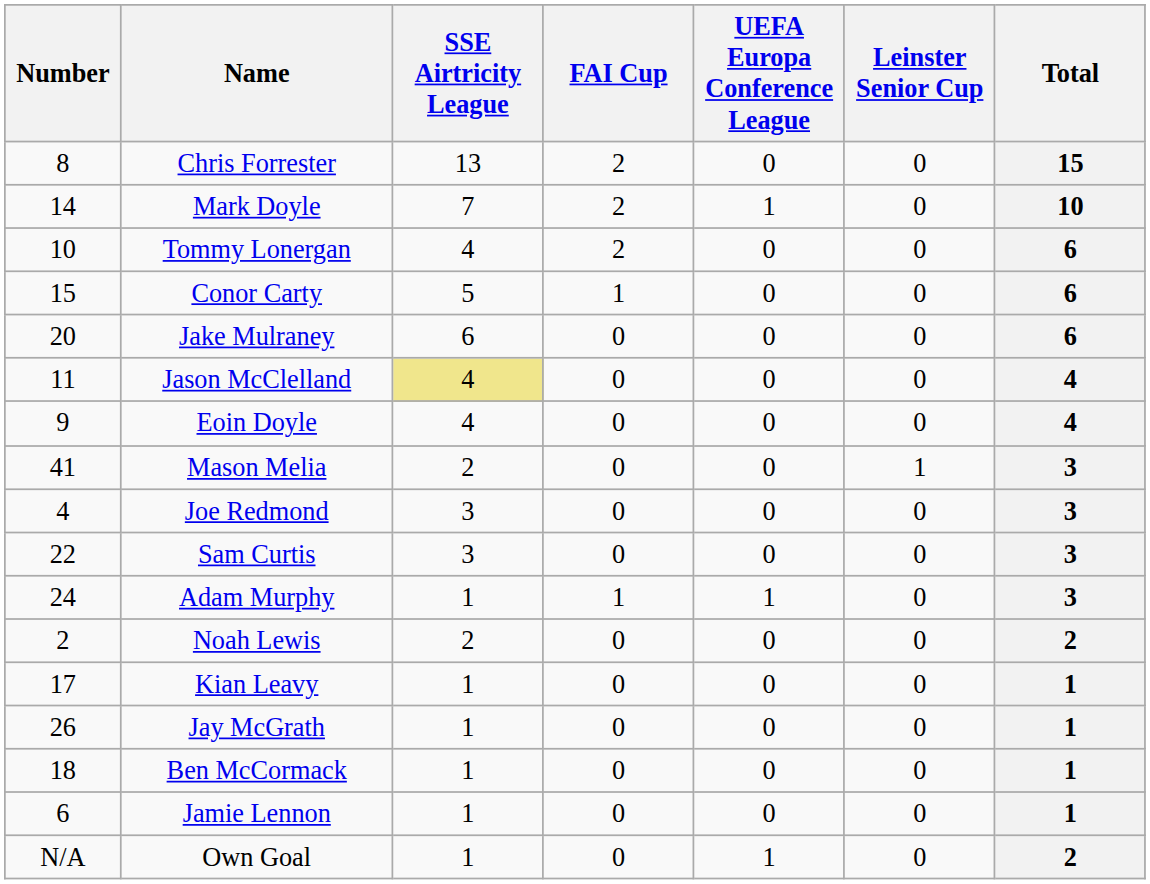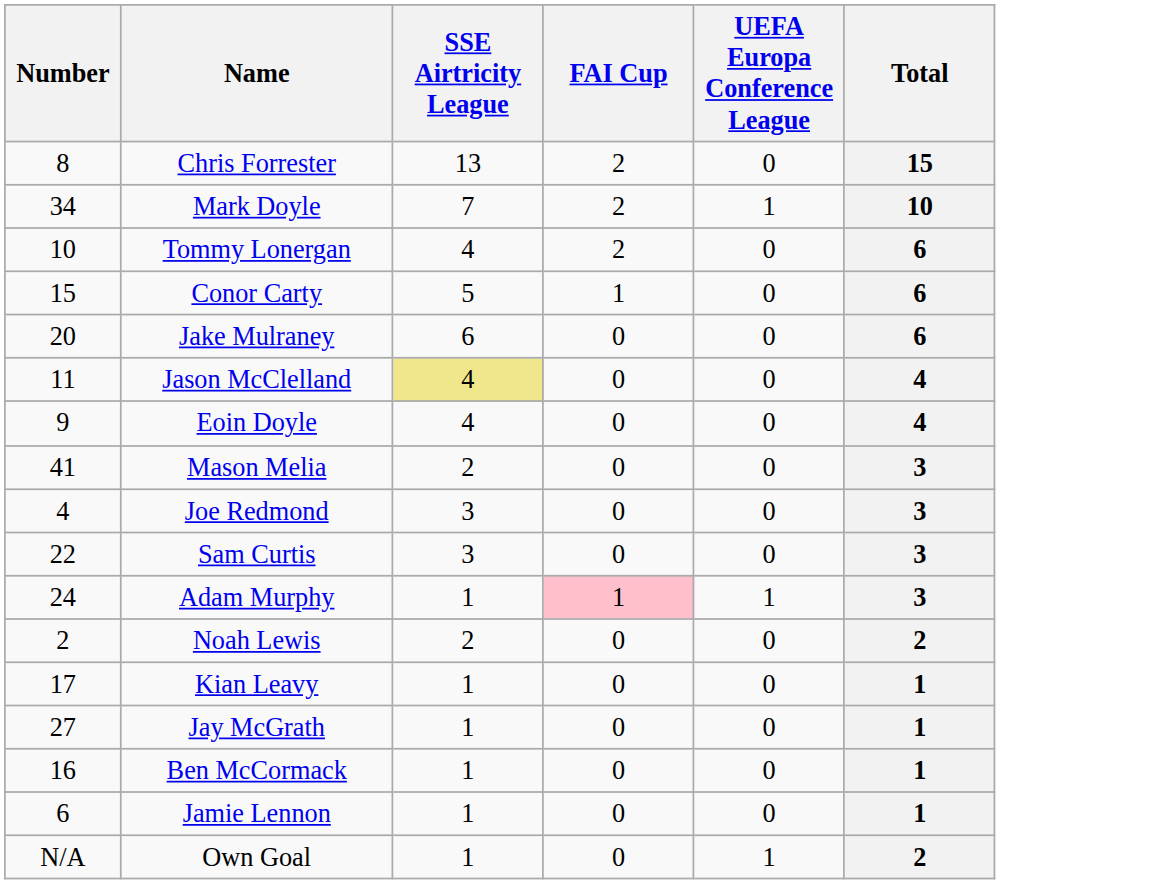- column: (920, 73)
(63, 206) 14 -> (63, 206) 34
(619, 596) no background -> (619, 596) pink background
(63, 726) 26 -> (63, 726) 27
(63, 770) 18 -> (63, 770) 16
